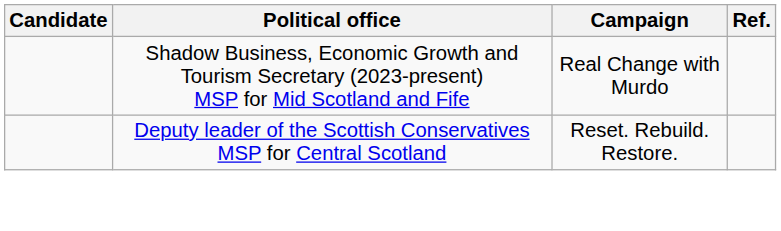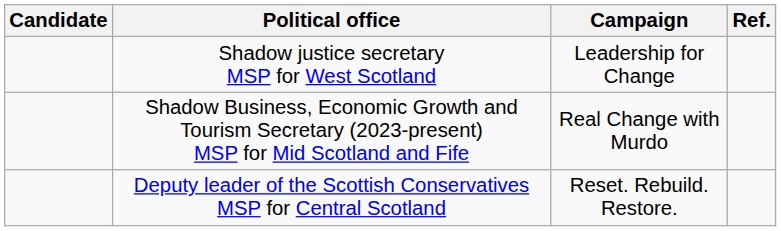+ row: (332, 64)
